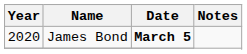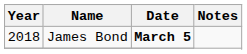(24, 38) 2020 -> (24, 38) 2018
